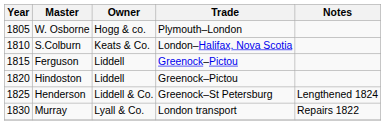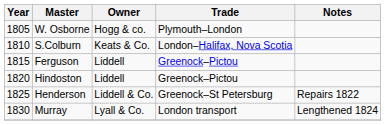(338, 95) Lengthened 1824 -> (328, 95) Repairs 1822
(328, 111) Repairs 1822 -> (338, 111) Lengthened 1824
